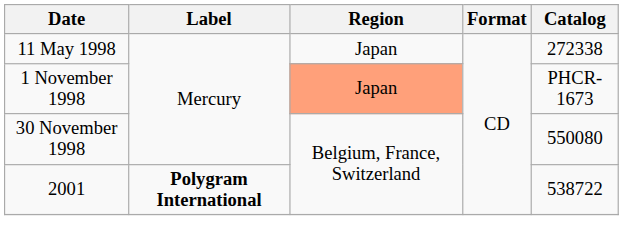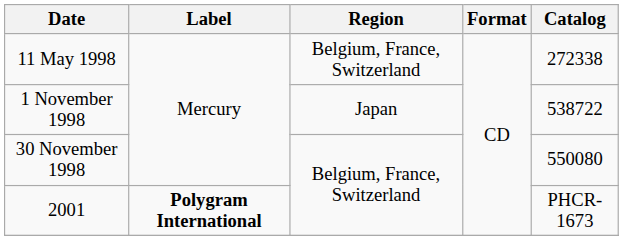(376, 48) Japan -> (376, 59) Belgium, France, Switzerland
(376, 88) lightsalmon background -> (376, 109) no background
(575, 88) PHCR-1673 -> (575, 109) 538722
(575, 189) 538722 -> (575, 210) PHCR-1673
